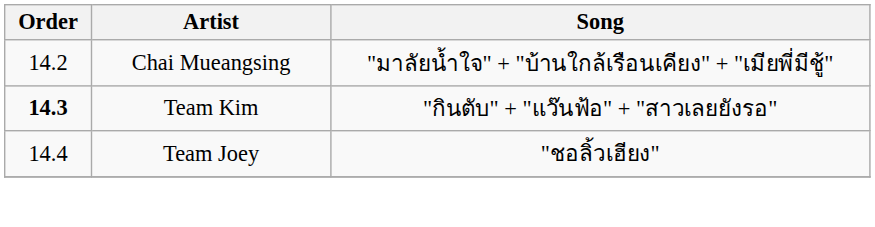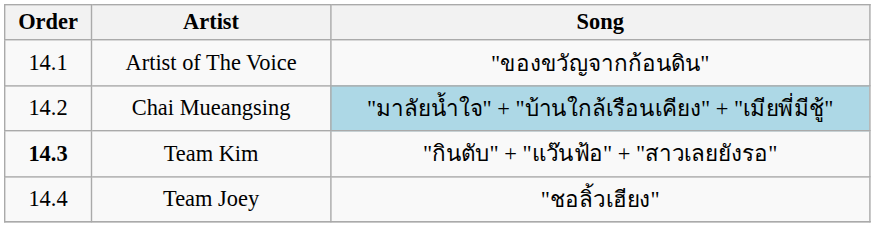+ row: (211, 62)
(600, 63) no background -> (600, 108) lightblue background
